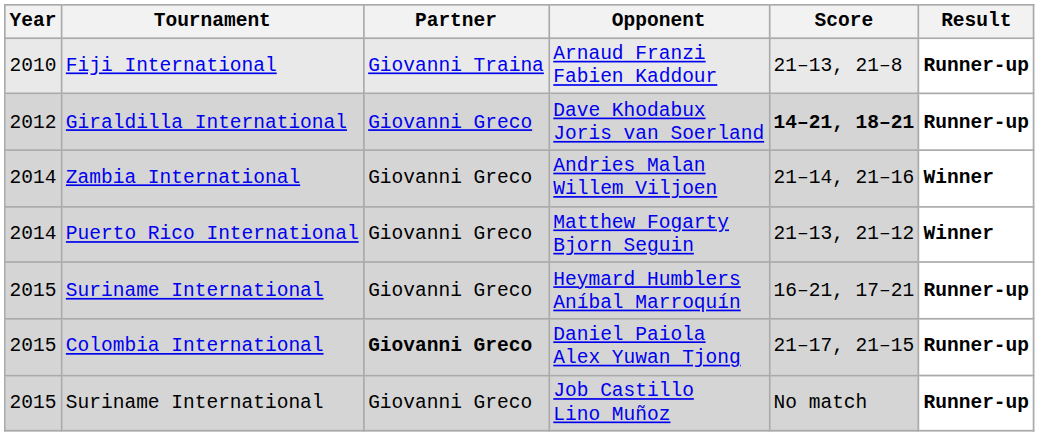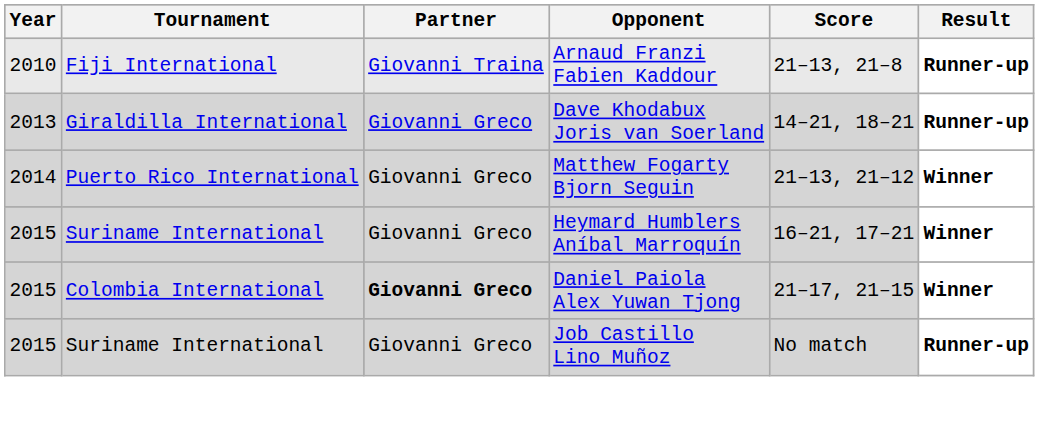(33, 122) 2012 -> (33, 122) 2013
(844, 122) bold -> (844, 122) normal
- row: (635, 178)
(976, 290) Runner-up -> (959, 234) Winner
(976, 346) Runner-up -> (959, 290) Winner
